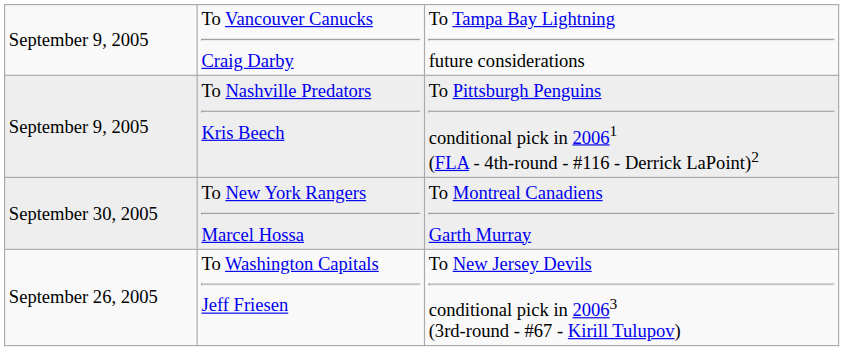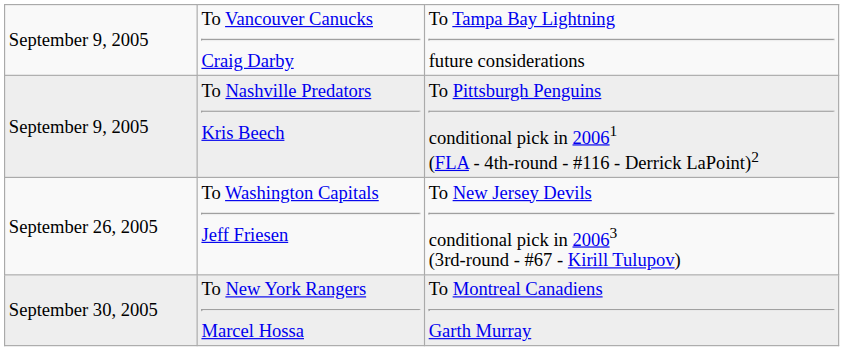rows swapped: (83, 297) <-> (83, 213)
